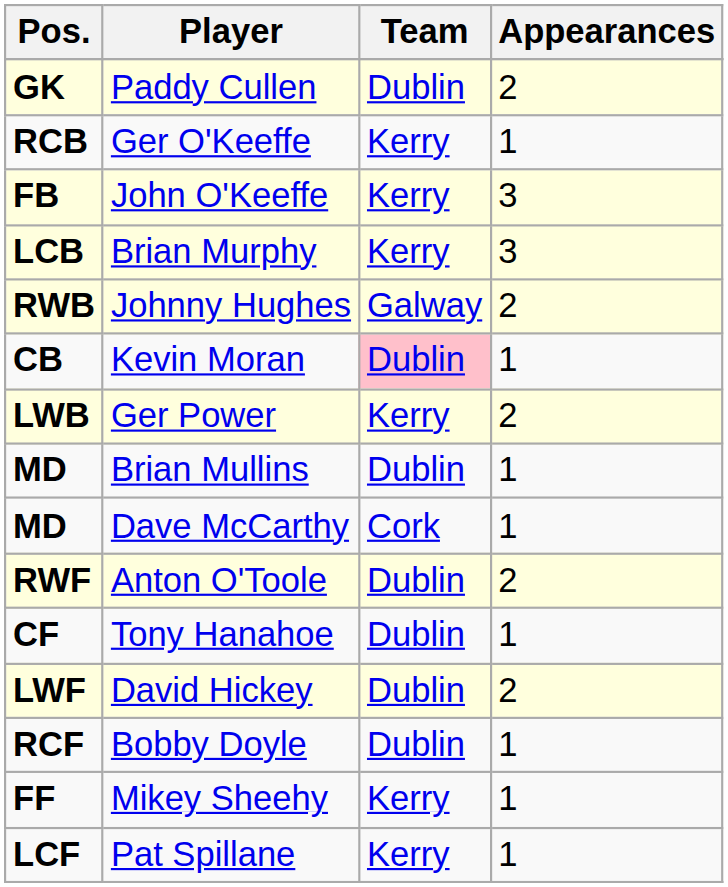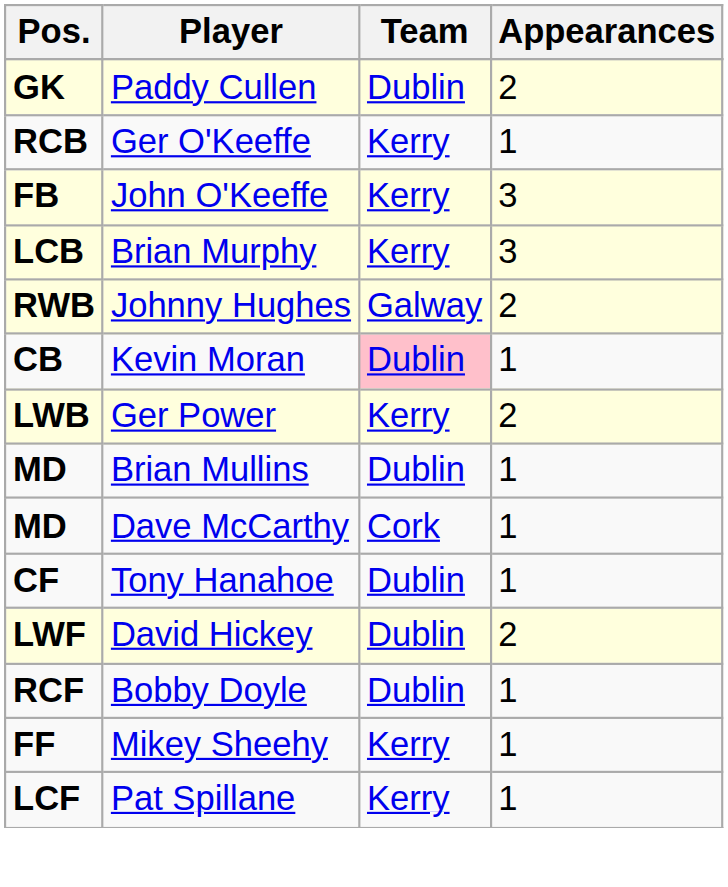- row: (219, 580)
